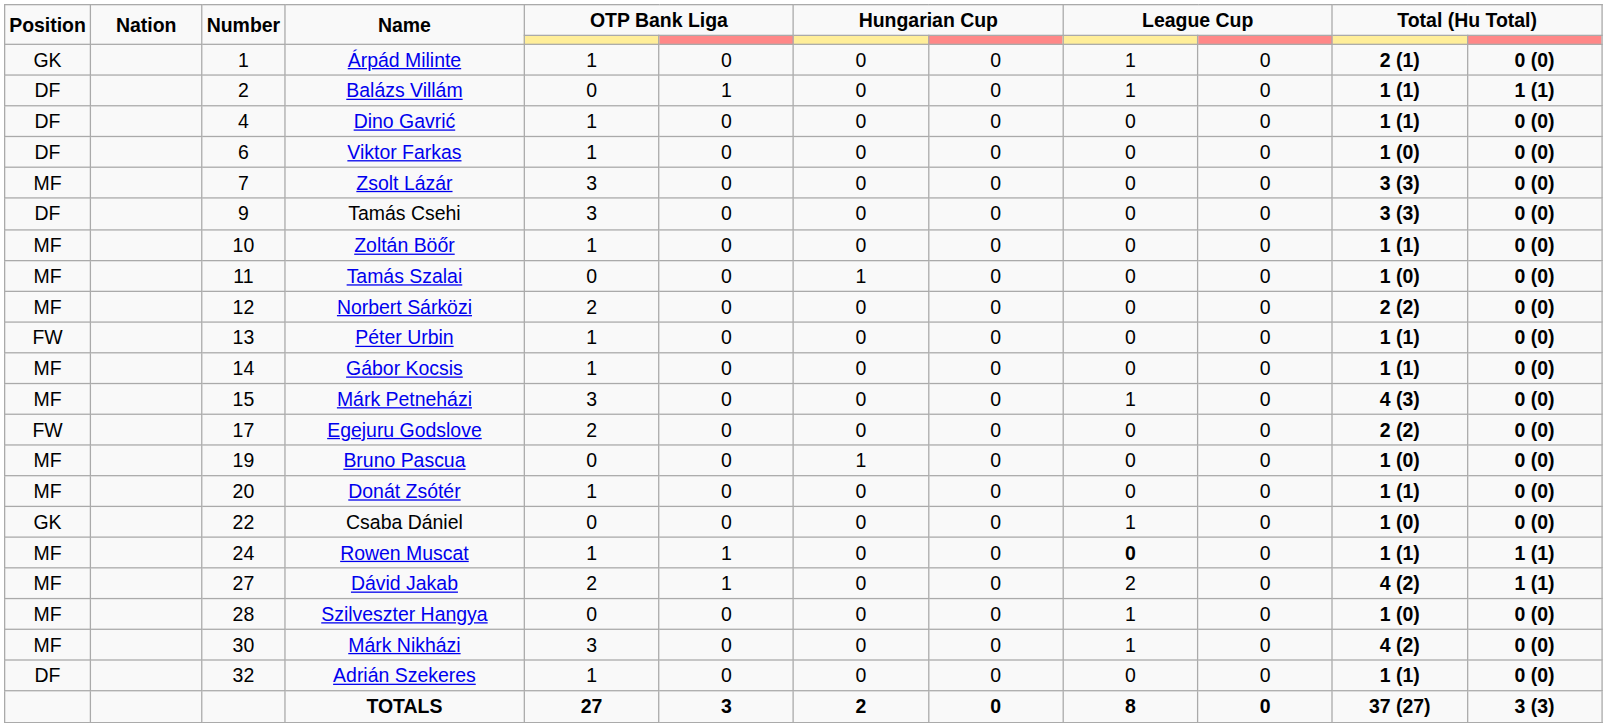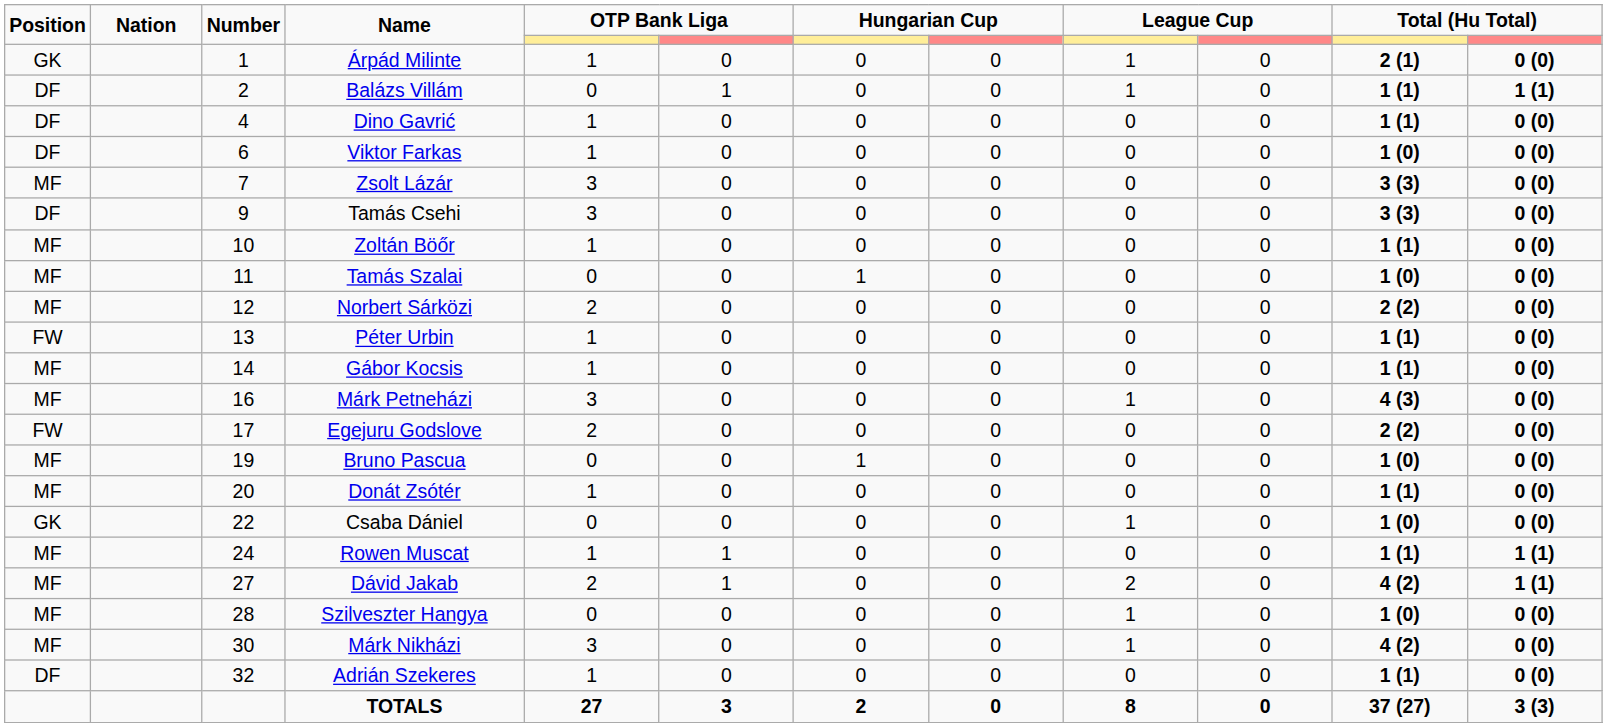(243, 399) 15 -> (243, 399) 16
(1130, 553) bold -> (1130, 553) normal
